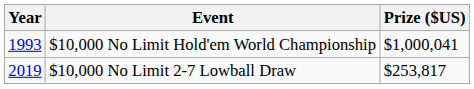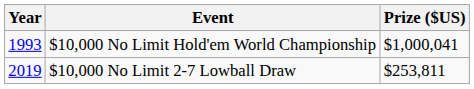(415, 70) $253,817 -> (415, 70) $253,811
